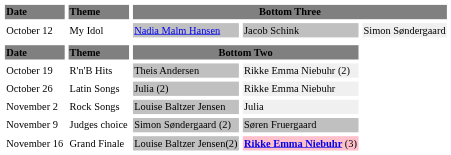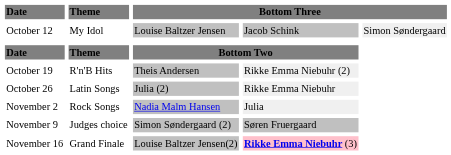(177, 30) Nadia Malm Hansen -> (180, 30) Louise Baltzer Jensen
(180, 107) Louise Baltzer Jensen -> (177, 107) Nadia Malm Hansen
